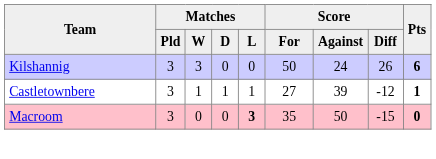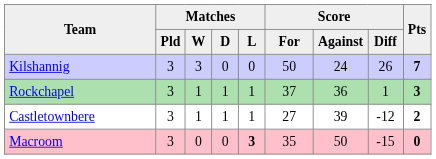(417, 66) 6 -> (417, 66) 7
+ row: (42, 91)
(417, 91) 1 -> (417, 116) 2
